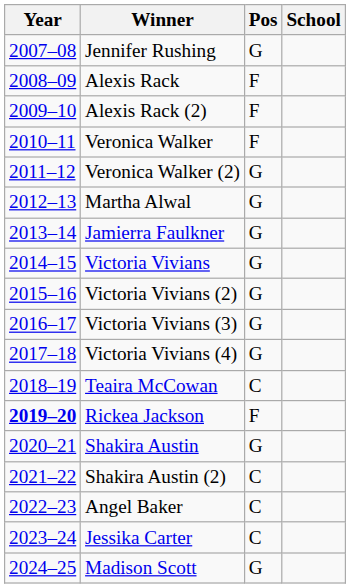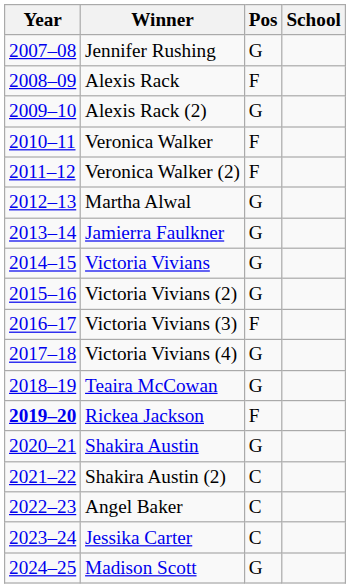(254, 111) F -> (256, 111) G
(256, 171) G -> (254, 171) F
(256, 324) G -> (254, 324) F
(255, 385) C -> (256, 385) G
